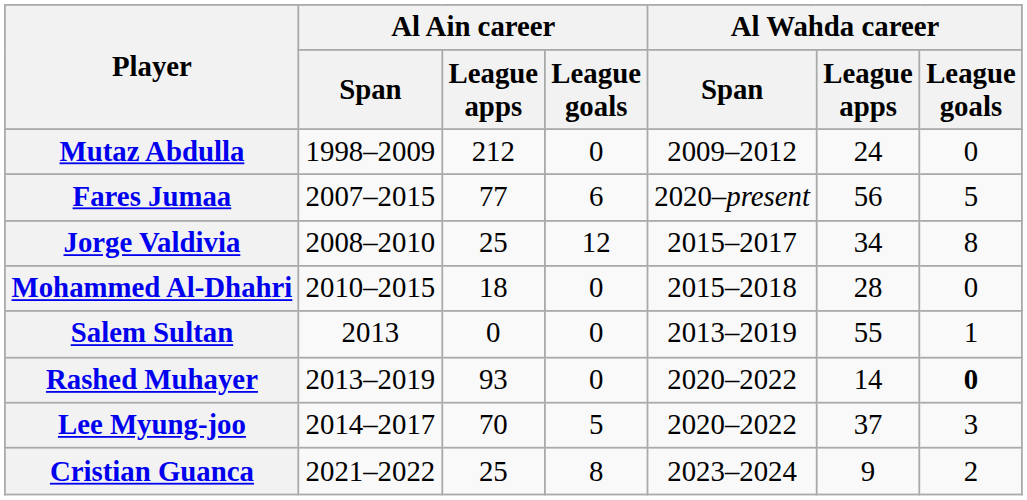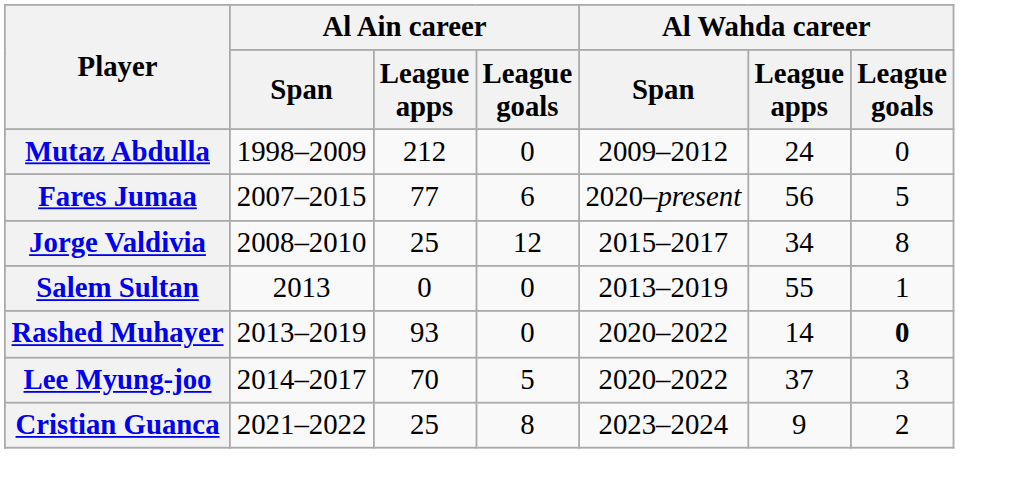- row: (152, 288)
